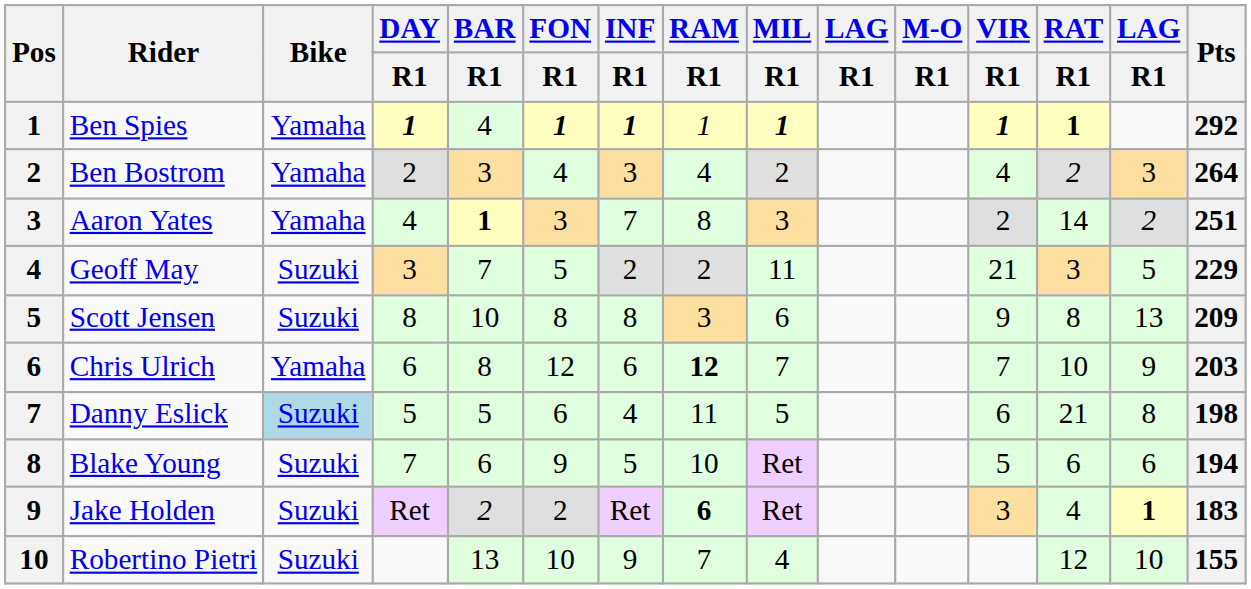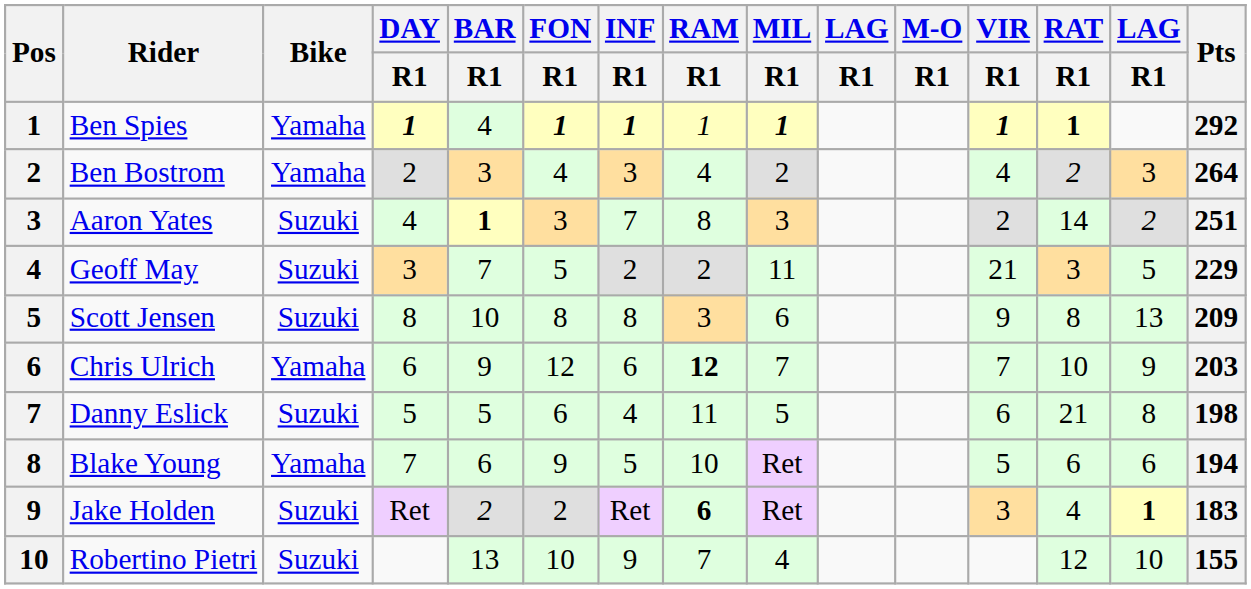(318, 221) Yamaha -> (318, 221) Suzuki
(485, 365) 8 -> (485, 365) 9
(318, 414) lightblue background -> (318, 414) no background
(318, 462) Suzuki -> (318, 462) Yamaha
